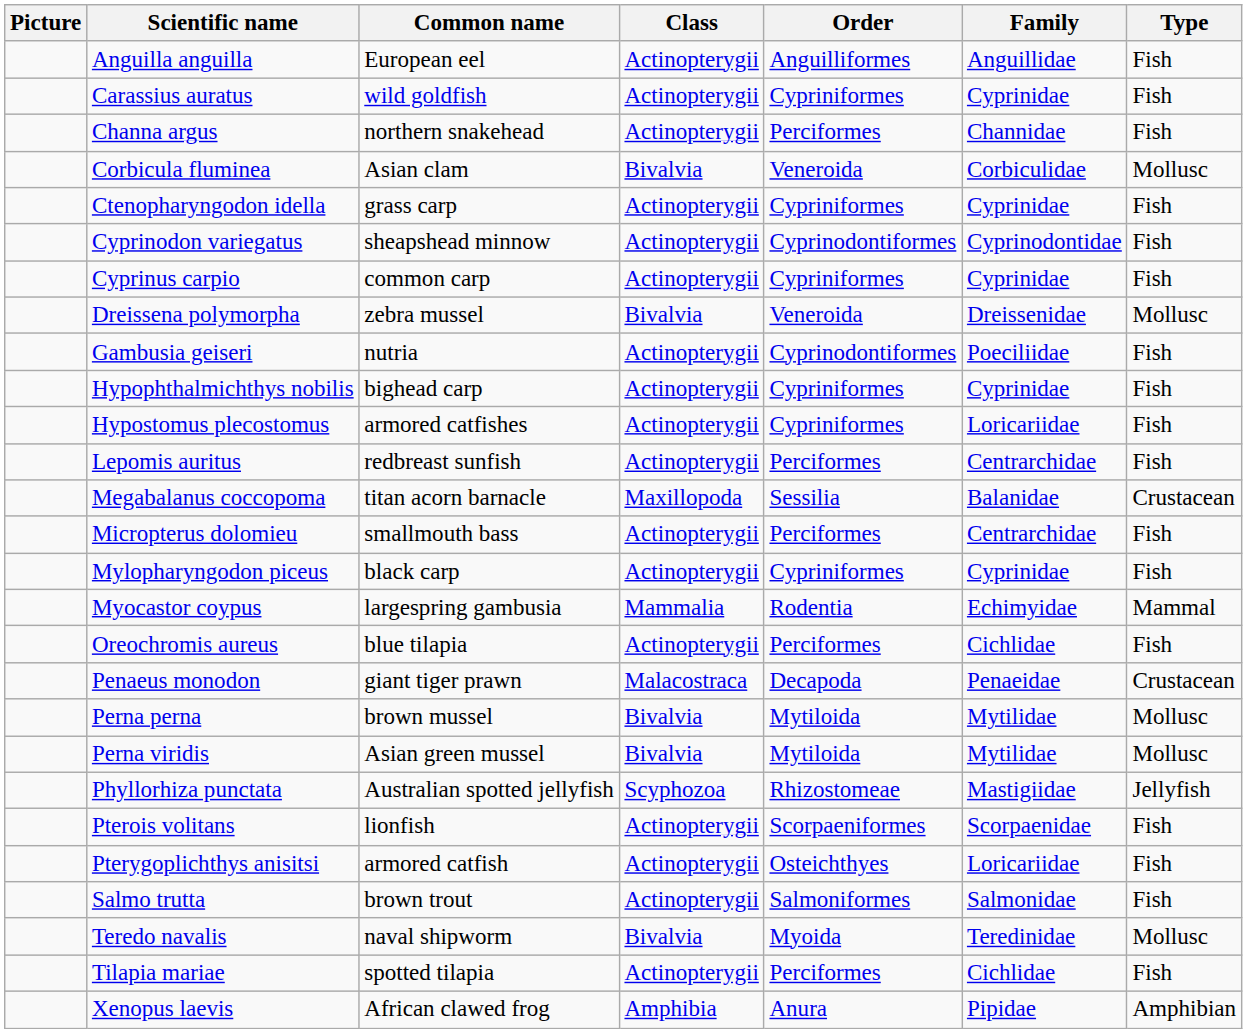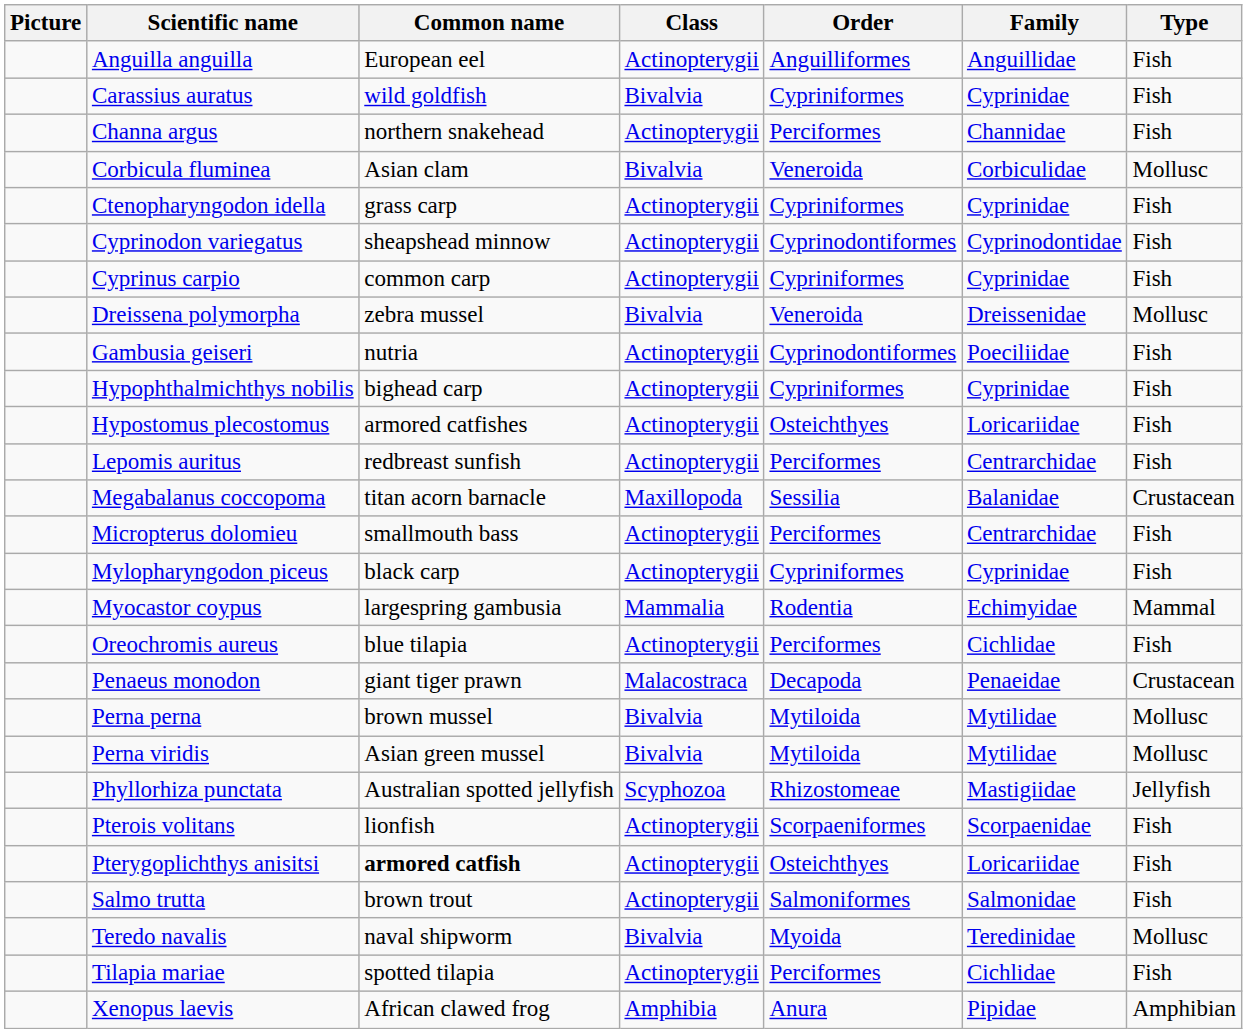(692, 95) Actinopterygii -> (663, 95) Bivalvia
(837, 424) Cypriniformes -> (829, 424) Osteichthyes
(436, 863) normal -> (442, 863) bold
